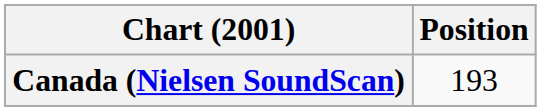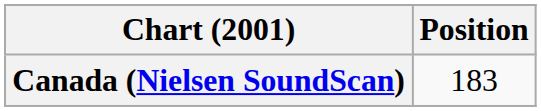(474, 79) 193 -> (474, 79) 183
